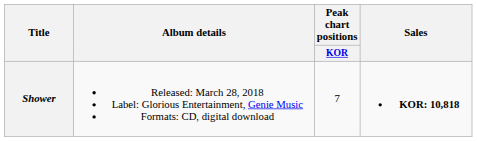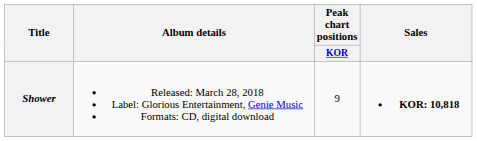(337, 98) 7 -> (337, 98) 9
